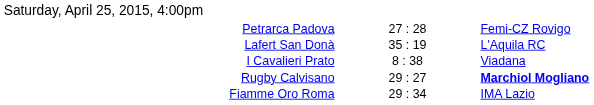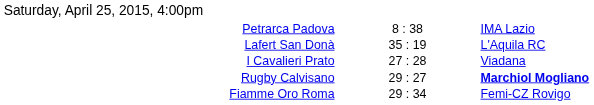(408, 28) 27 : 28 -> (408, 28) 8 : 38
(526, 28) Femi-CZ Rovigo -> (508, 28) IMA Lazio
(408, 61) 8 : 38 -> (408, 61) 27 : 28
(508, 94) IMA Lazio -> (526, 94) Femi-CZ Rovigo
